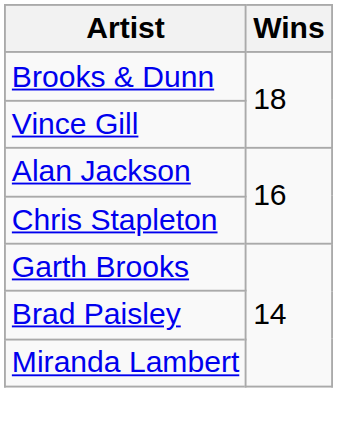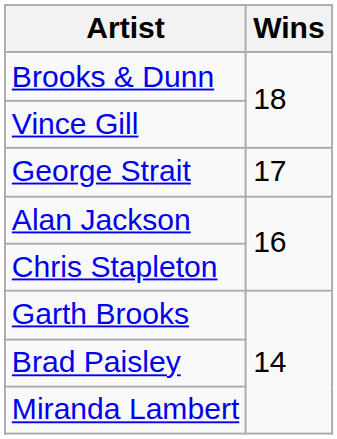+ row: (101, 171)
